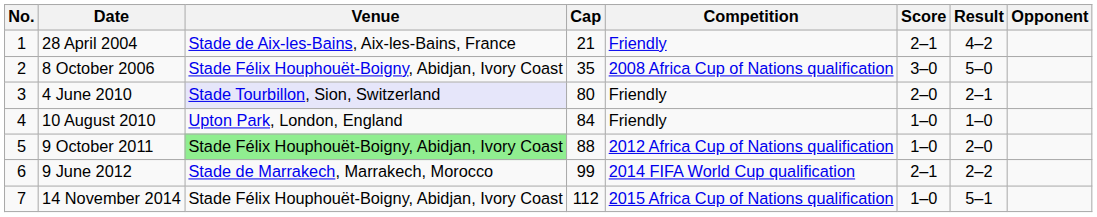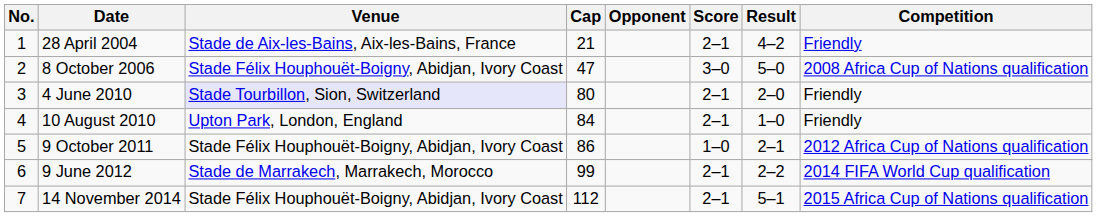columns swapped: (1050, 17) <-> (751, 17)
(586, 69) 35 -> (586, 69) 47
(924, 95) 2–0 -> (716, 95) 2–1
(979, 95) 2–1 -> (771, 95) 2–0
(924, 120) 1–0 -> (716, 120) 2–1
(376, 146) lightgreen background -> (376, 146) no background
(586, 146) 88 -> (586, 146) 86
(979, 146) 2–0 -> (771, 146) 2–1
(924, 198) 1–0 -> (716, 198) 2–1
